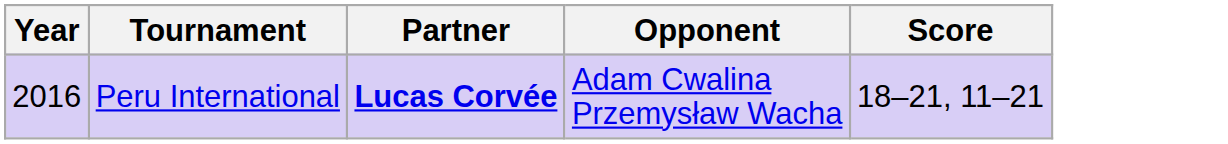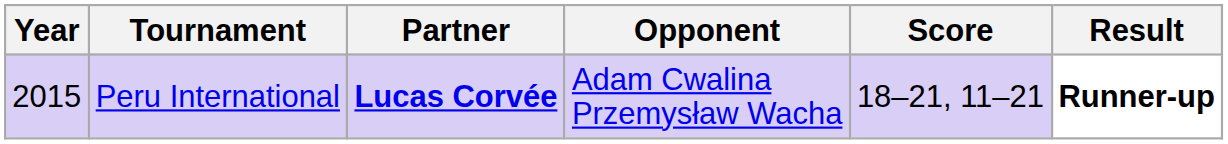+ column: (1137, 30)
(47, 96) 2016 -> (47, 96) 2015
